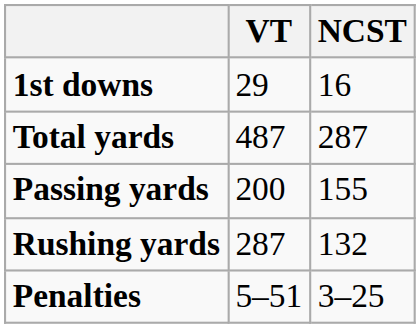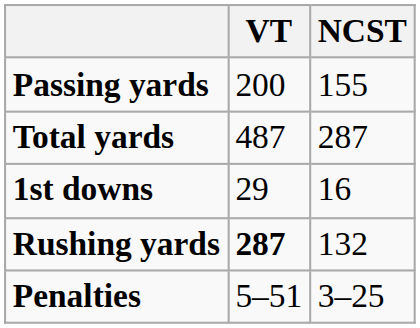rows swapped: (83, 84) <-> (111, 190)
(260, 243) normal -> (260, 243) bold
